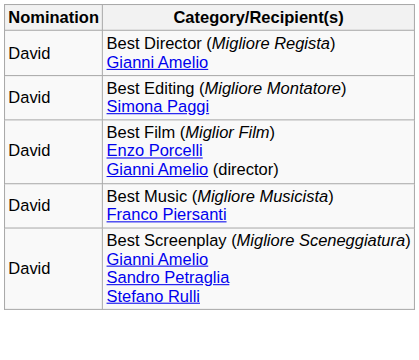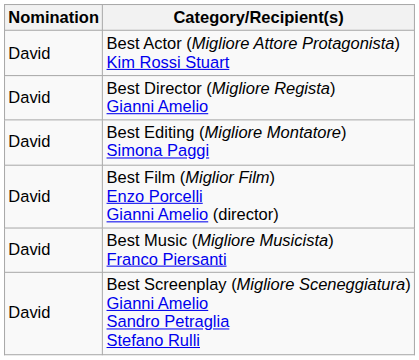+ row: (253, 52)
